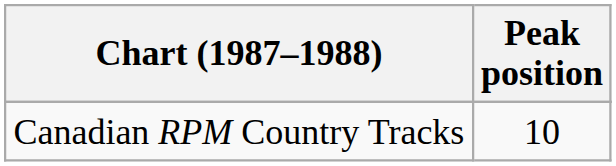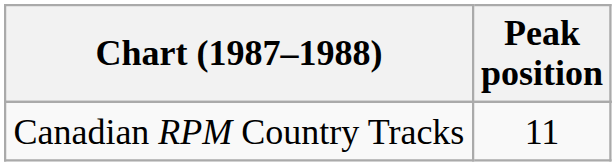(542, 130) 10 -> (542, 130) 11
